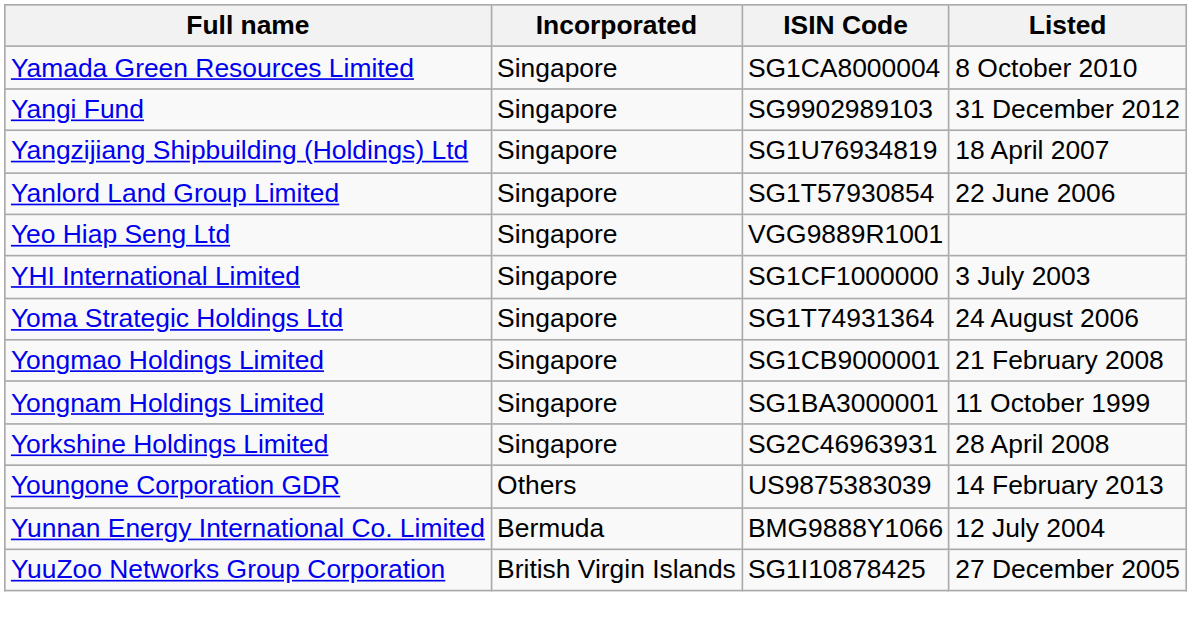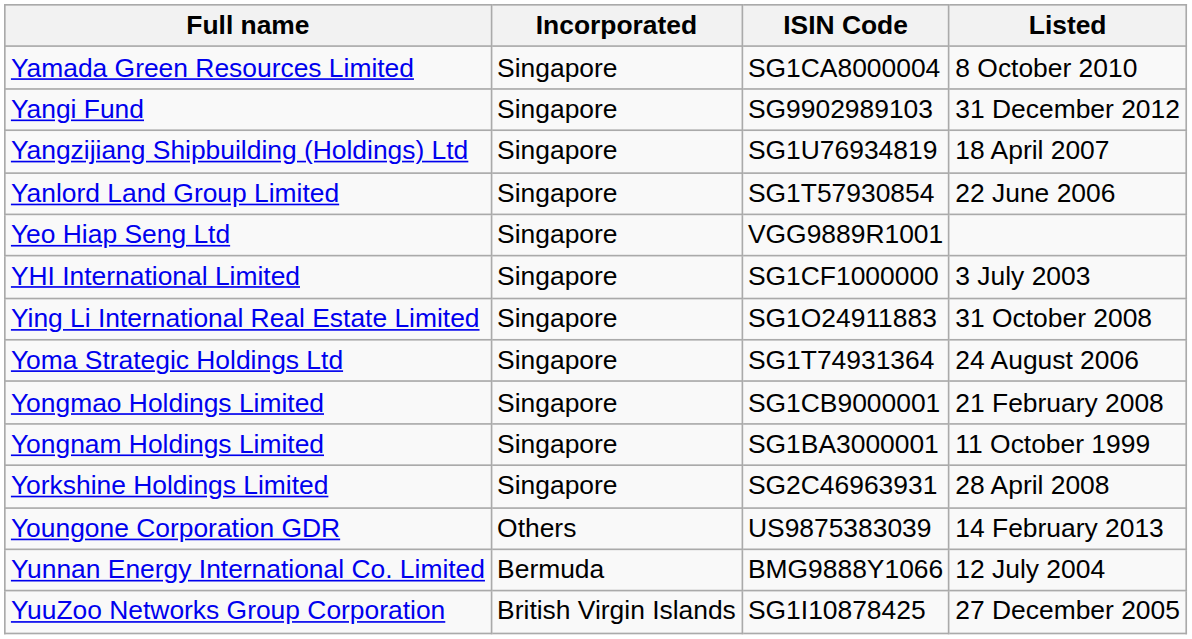+ row: (245, 318)
